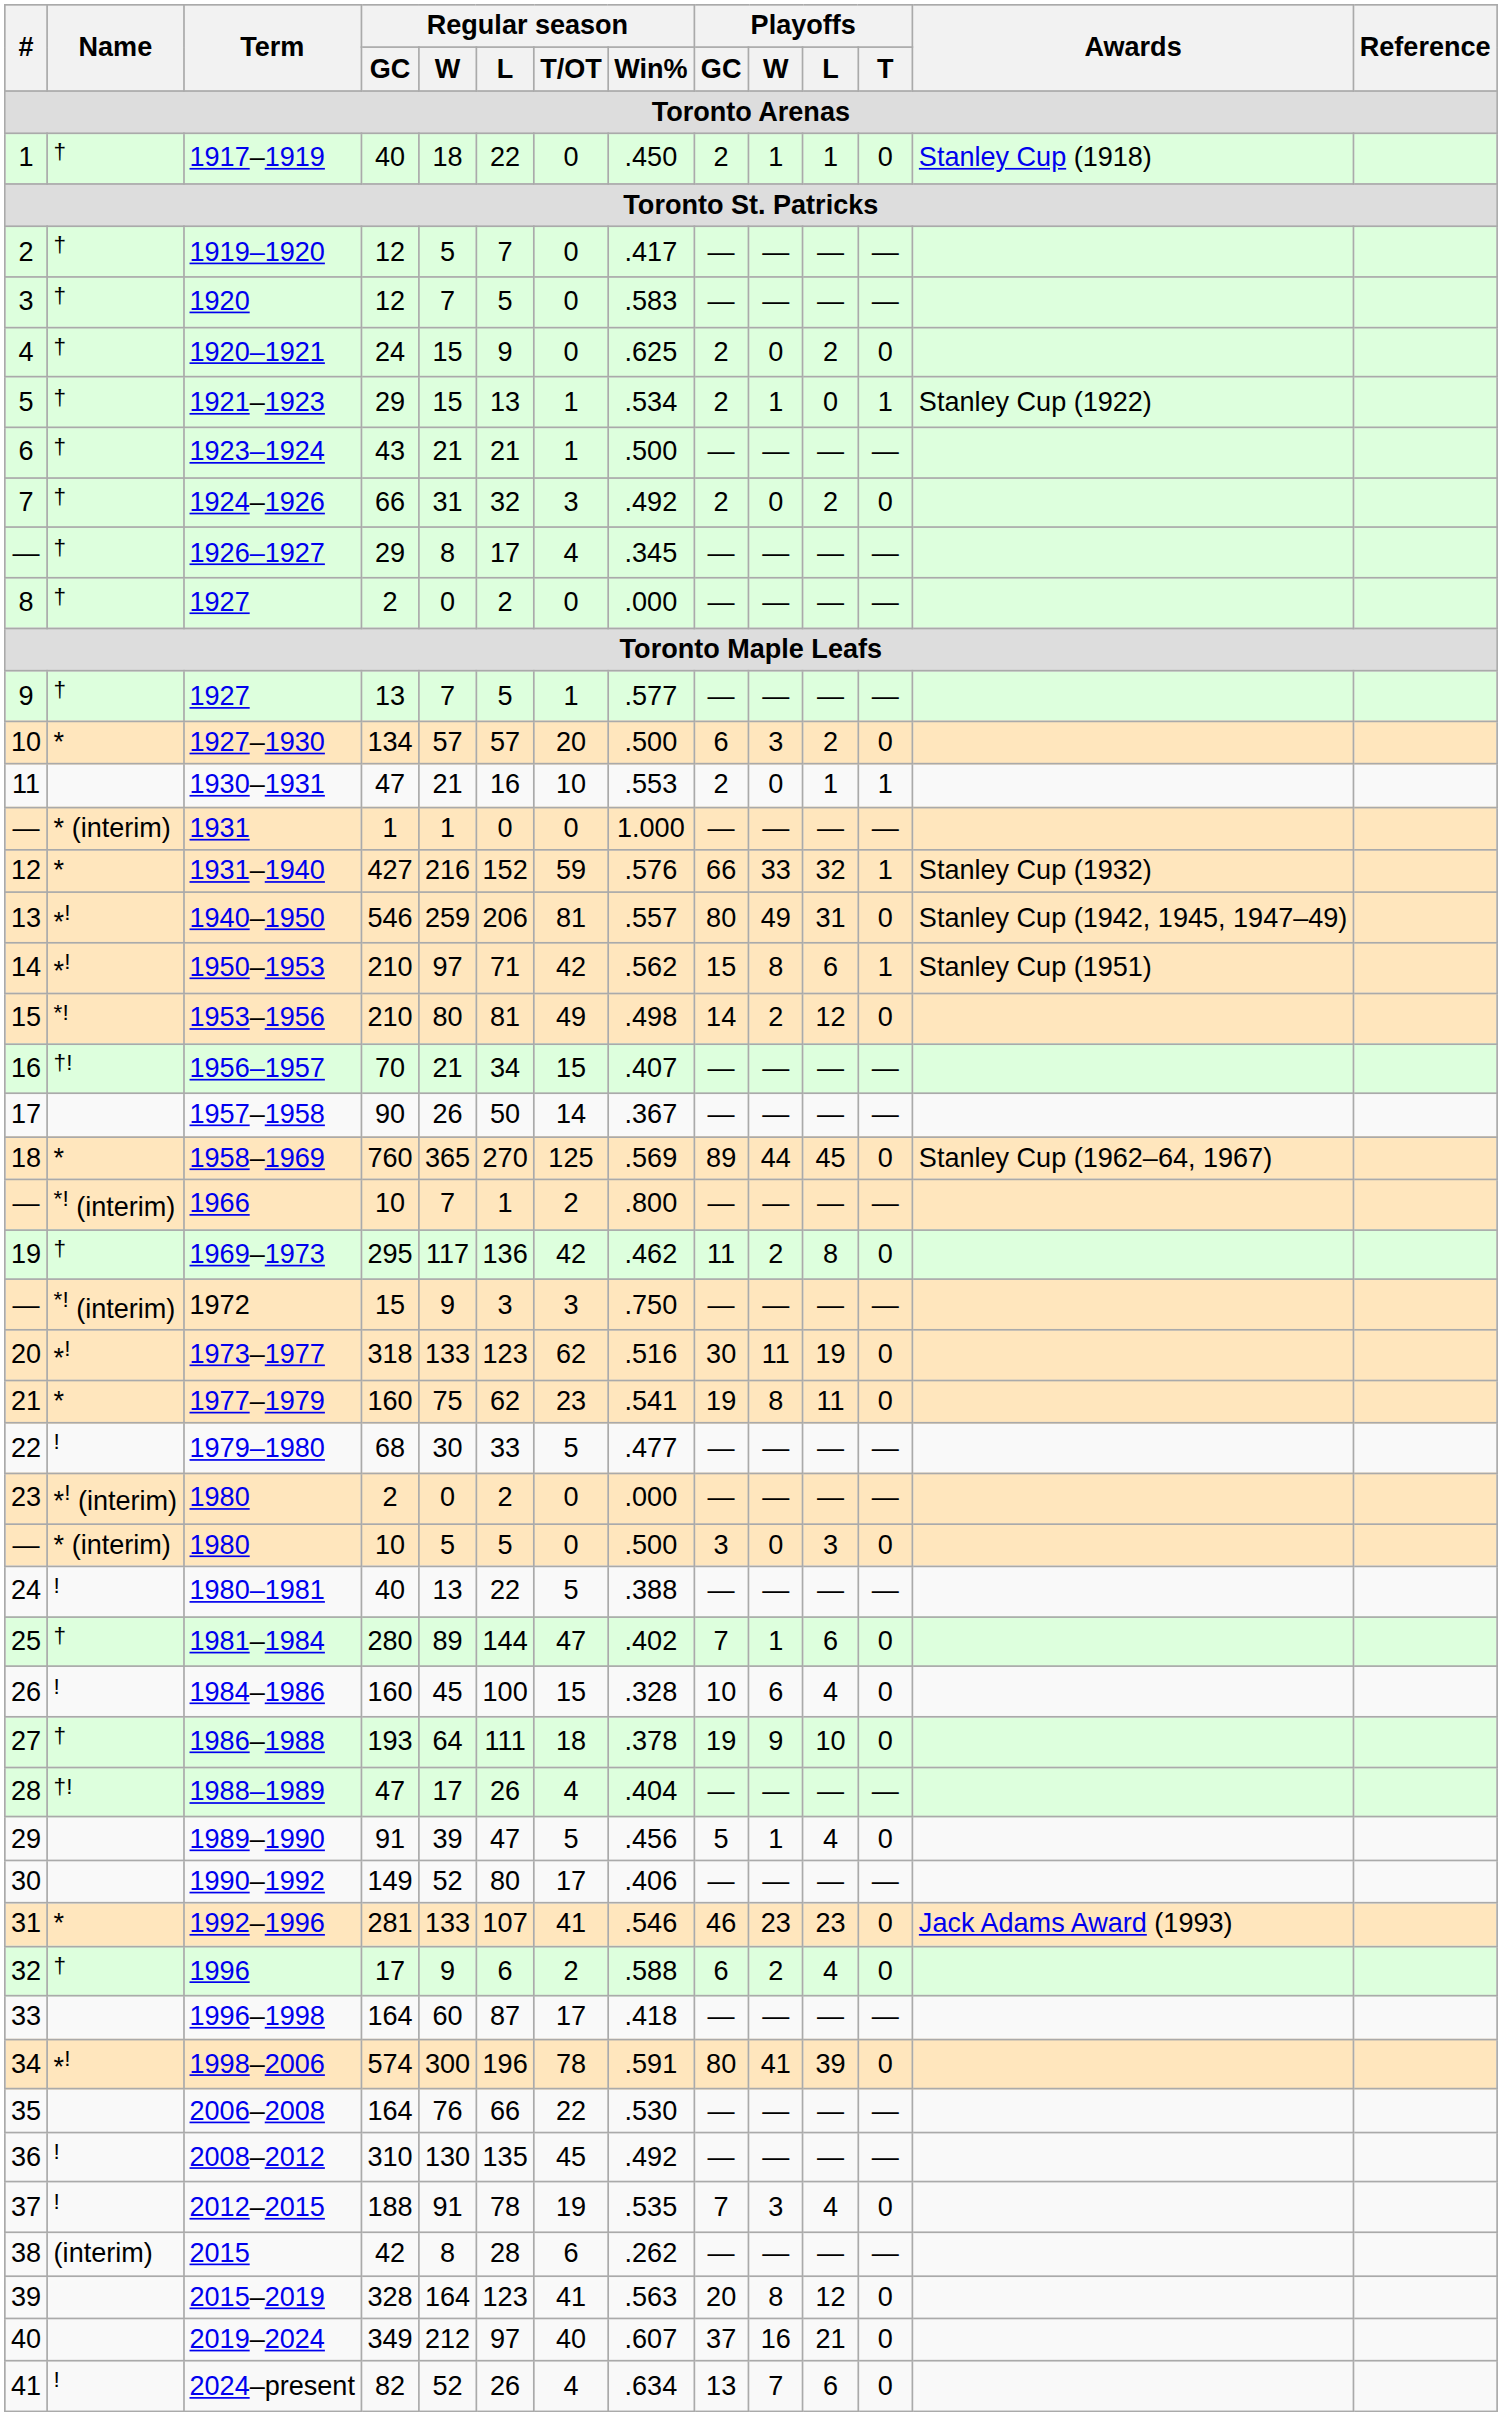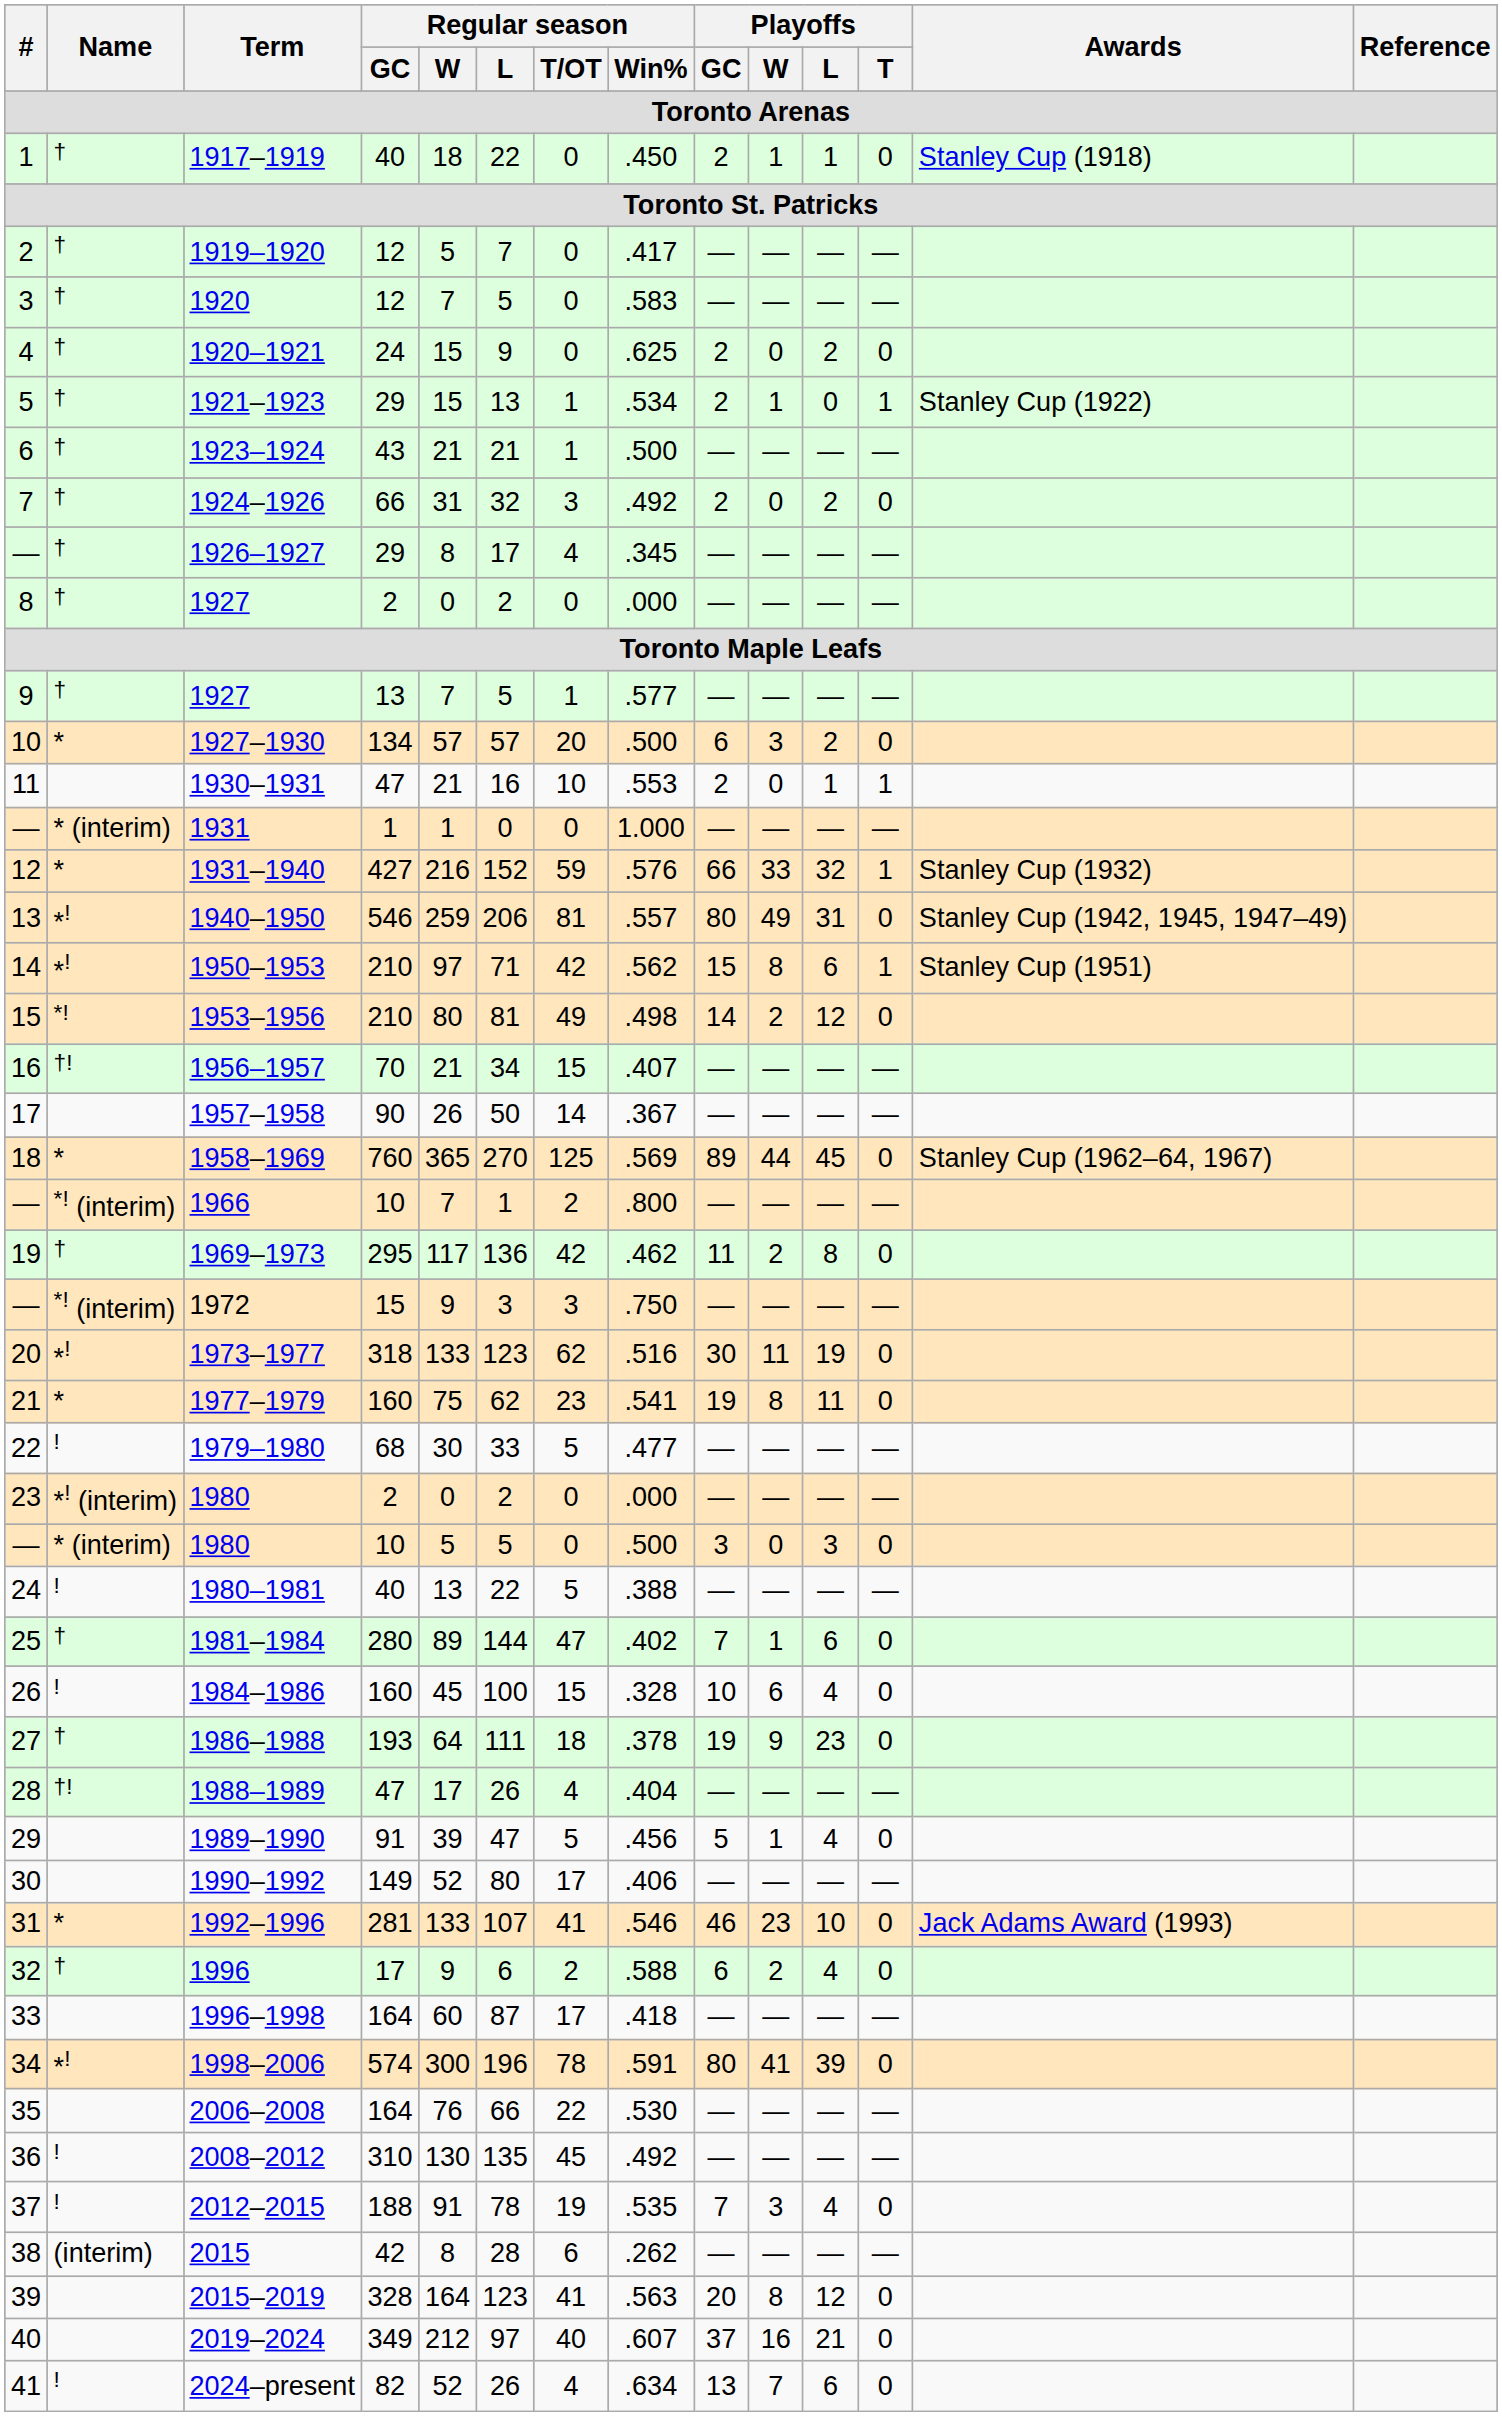(831, 1741) 10 -> (831, 1741) 23
(831, 1924) 23 -> (831, 1924) 10
